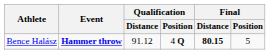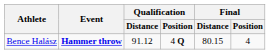(213, 42) bold -> (213, 42) normal
(248, 42) 5 -> (248, 42) 4
